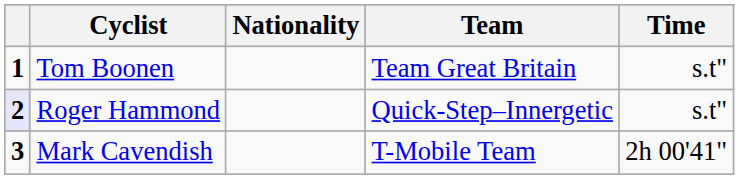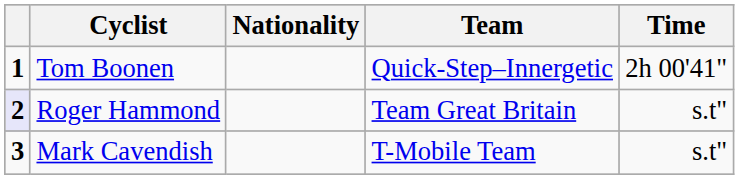(474, 67) Team Great Britain -> (492, 67) Quick-Step–Innergetic
(710, 67) s.t" -> (676, 67) 2h 00'41"
(492, 109) Quick-Step–Innergetic -> (474, 109) Team Great Britain
(676, 151) 2h 00'41" -> (710, 151) s.t"
